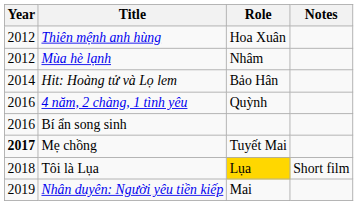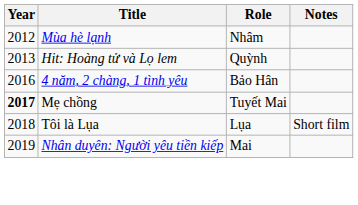- row: (101, 37)
(21, 80) 2014 -> (21, 59) 2013
(254, 80) Bảo Hân -> (248, 59) Quỳnh
(248, 102) Quỳnh -> (254, 80) Bảo Hân
- row: (84, 124)
(240, 168) gold background -> (240, 124) no background
